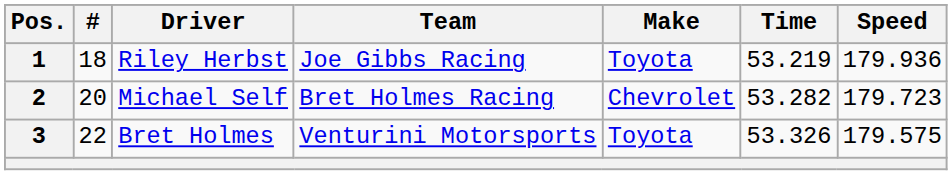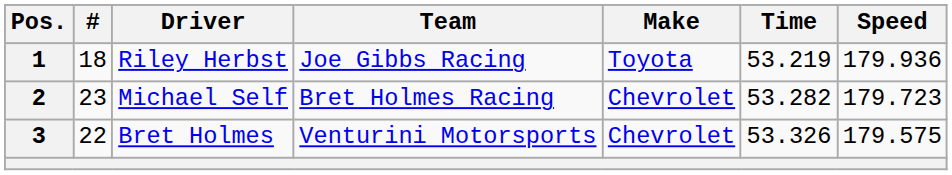(93, 101) 20 -> (93, 101) 23
(650, 139) Toyota -> (672, 139) Chevrolet
